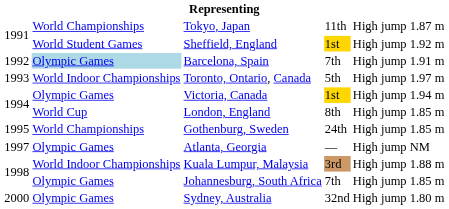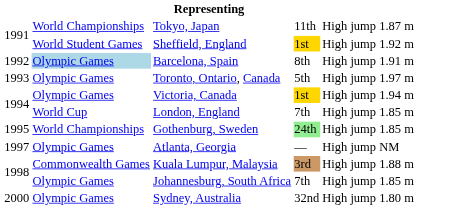(333, 60) 7th -> (302, 60) 8th
(106, 78) World Indoor Championships -> (73, 78) Olympic Games
(333, 112) 8th -> (302, 112) 7th
(336, 129) no background -> (305, 129) lightgreen background
(106, 163) World Indoor Championships -> (91, 163) Commonwealth Games
